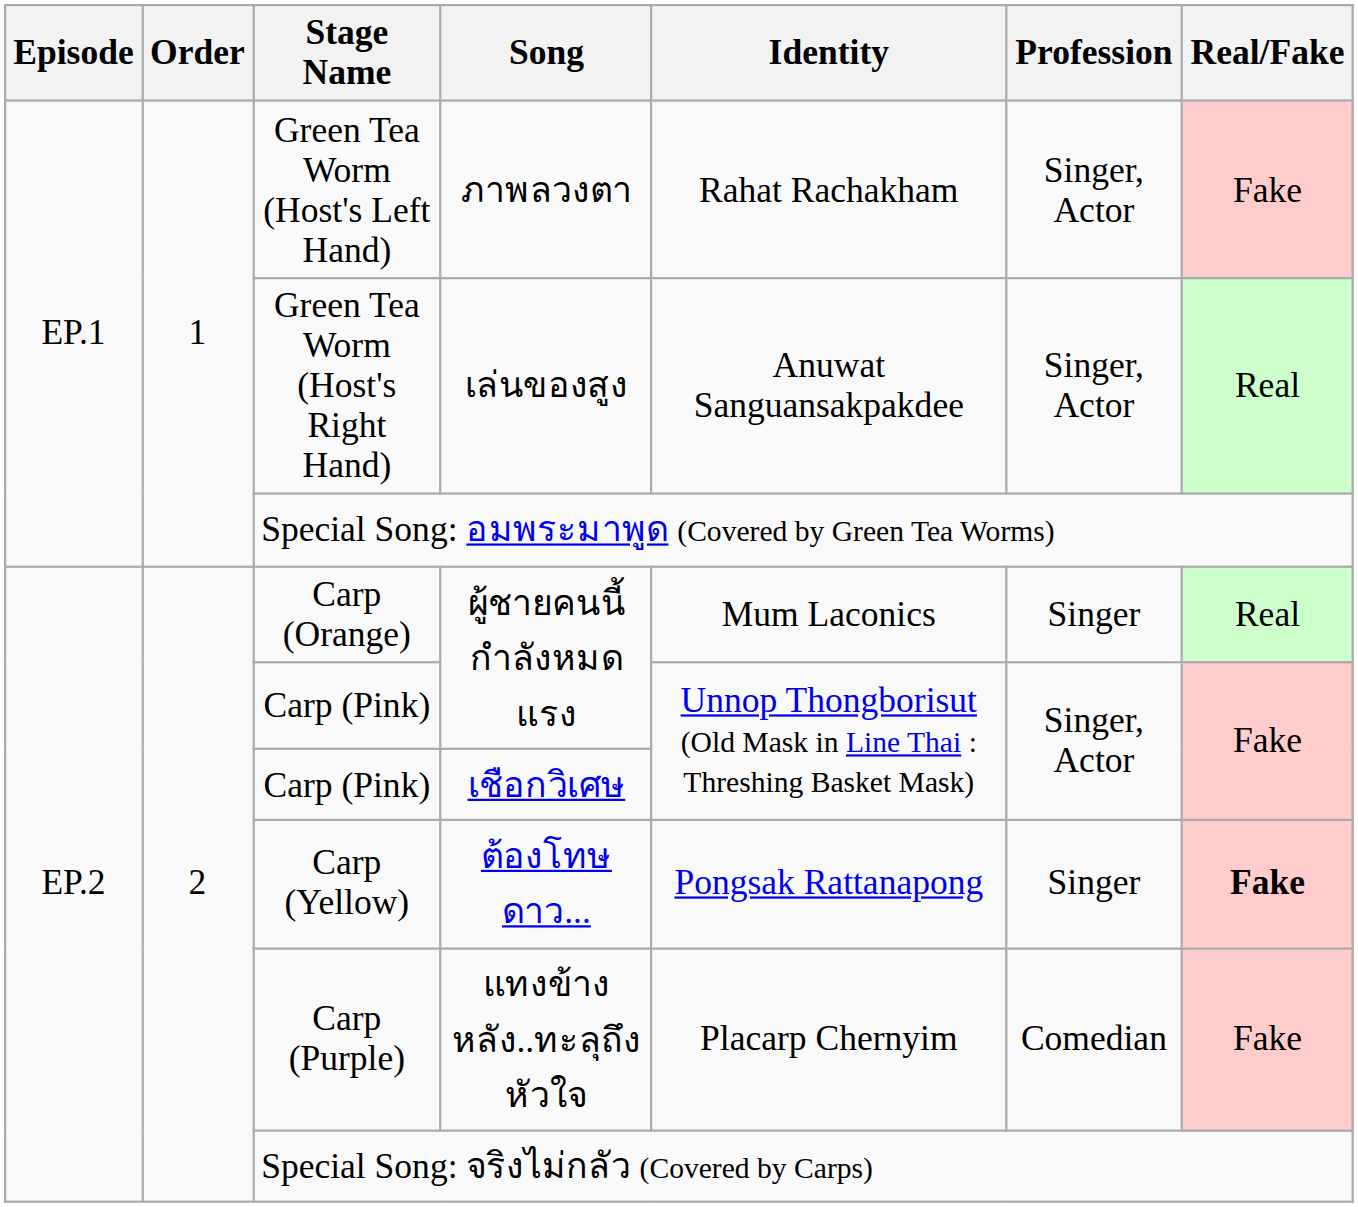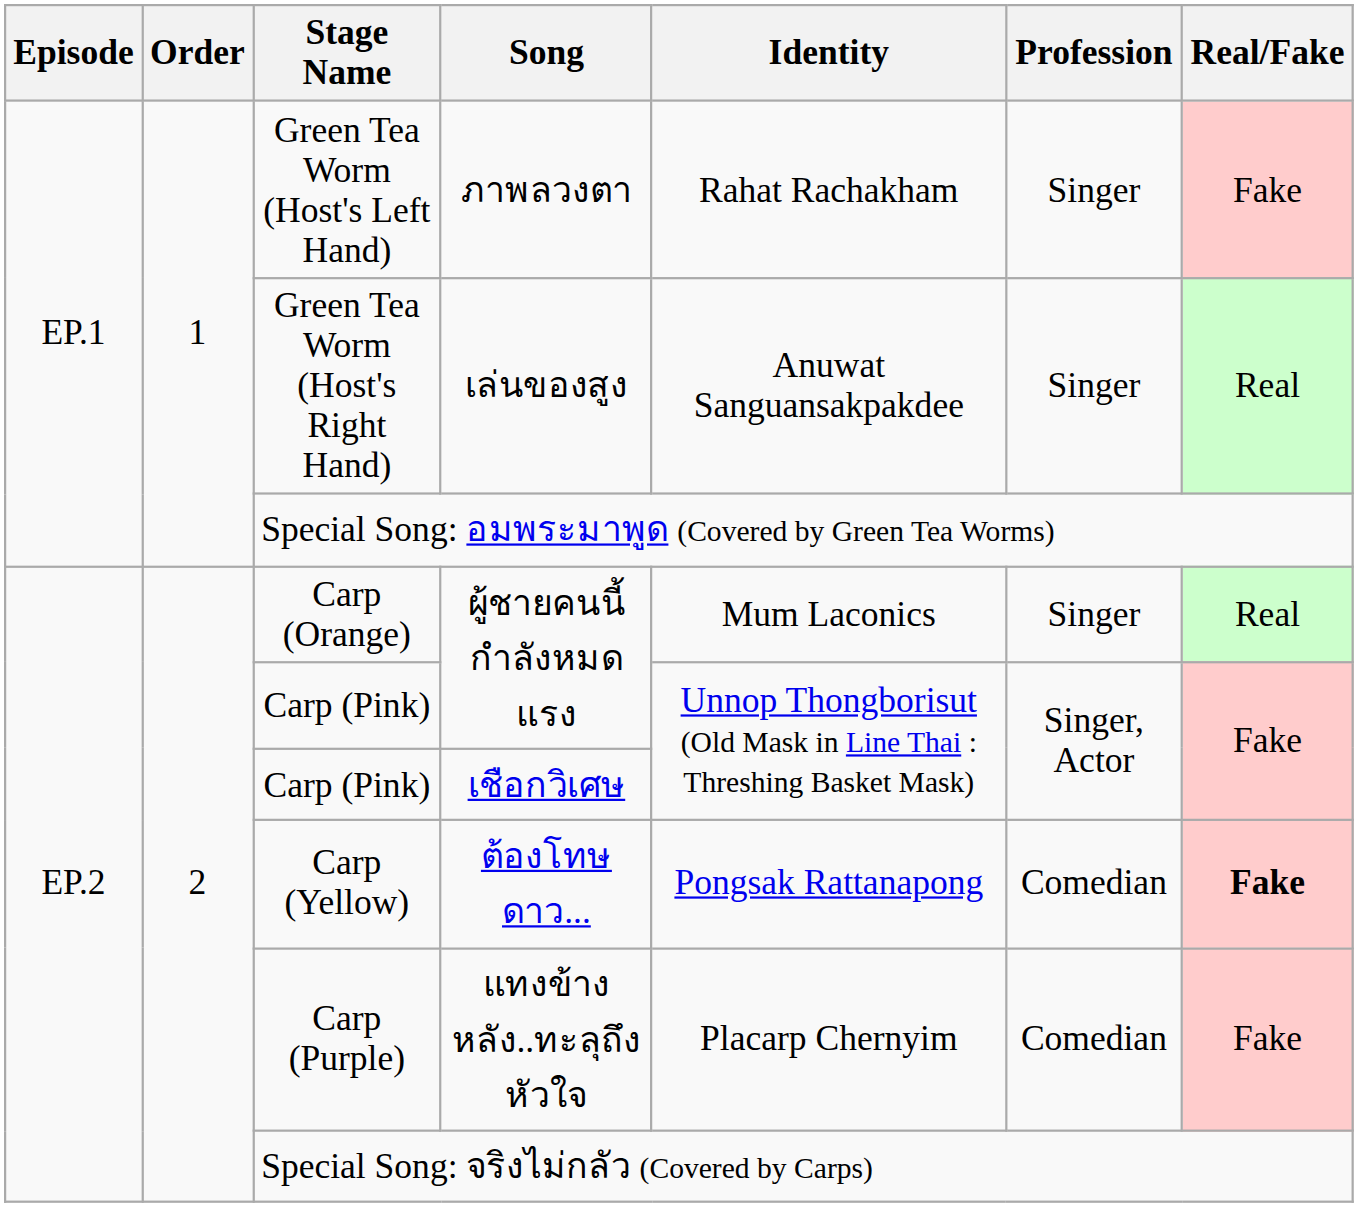(1094, 188) Singer, Actor -> (1094, 188) Singer
(1094, 385) Singer, Actor -> (1094, 385) Singer
(1094, 883) Singer -> (1094, 883) Comedian
